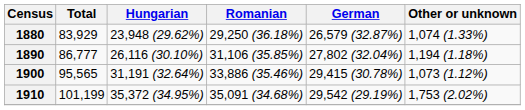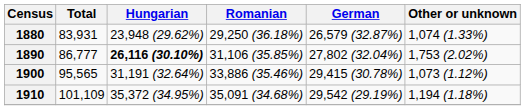(78, 34) 83,929 -> (78, 34) 83,931
(157, 54) normal -> (157, 54) bold
(448, 54) 1,194 (1.18%) -> (448, 54) 1,753 (2.02%)
(82, 94) 101,199 -> (82, 94) 101,109
(448, 94) 1,753 (2.02%) -> (448, 94) 1,194 (1.18%)
